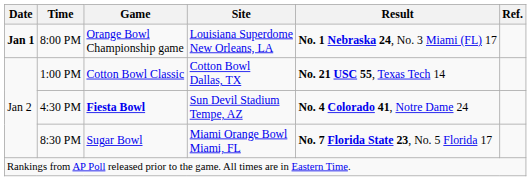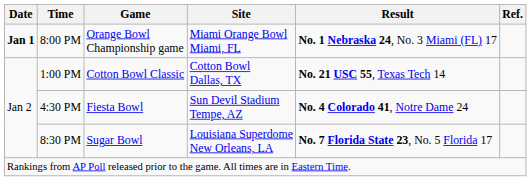(241, 41) Louisiana Superdome New Orleans, LA -> (239, 41) Miami Orange Bowl Miami, FL
(116, 107) bold -> (115, 107) normal
(239, 141) Miami Orange Bowl Miami, FL -> (241, 141) Louisiana Superdome New Orleans, LA
